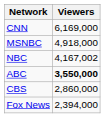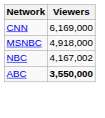- row: (17, 89)
- row: (28, 105)
